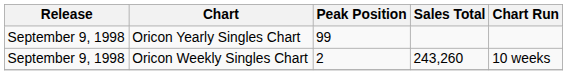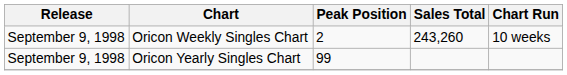rows swapped: (220, 59) <-> (216, 37)
